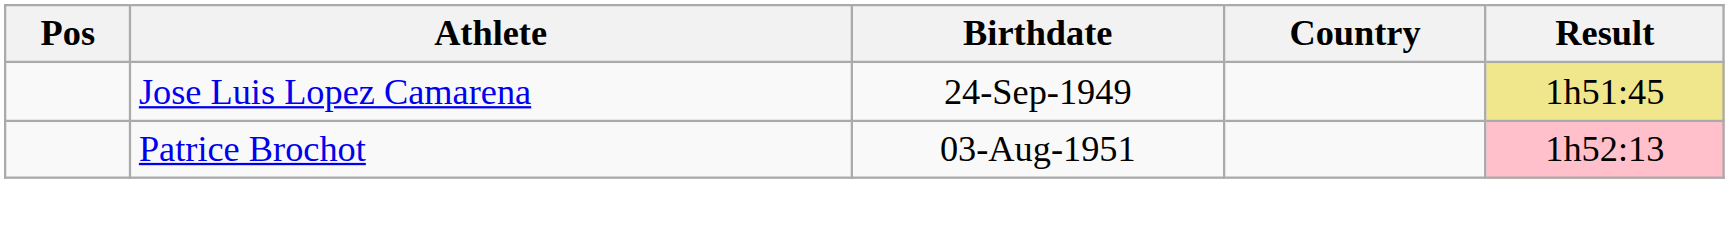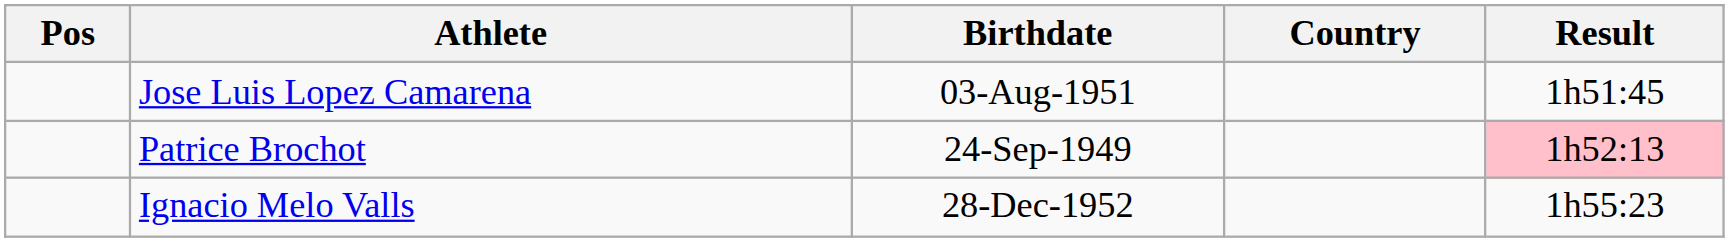(1038, 90) 24-Sep-1949 -> (1038, 90) 03-Aug-1951
(1605, 90) khaki background -> (1605, 90) no background
(1038, 148) 03-Aug-1951 -> (1038, 148) 24-Sep-1949
+ row: (277, 206)
